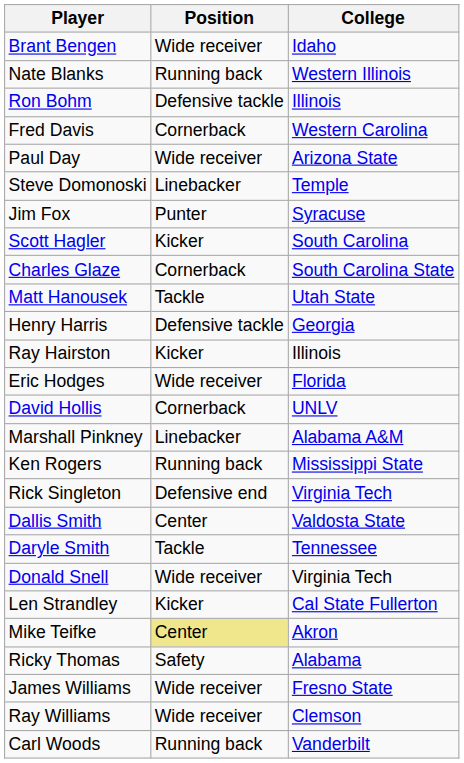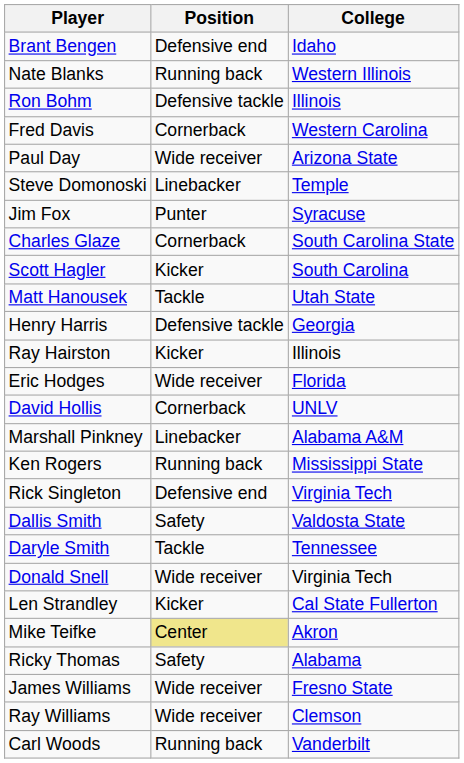(208, 46) Wide receiver -> (211, 46) Defensive end
rows swapped: (64, 269) <-> (57, 241)
(181, 520) Center -> (180, 520) Safety
